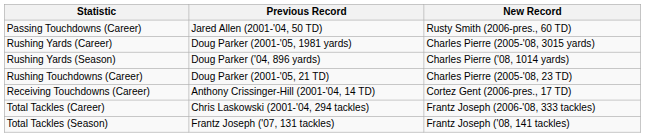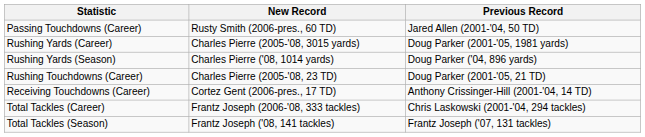columns swapped: (306, 12) <-> (532, 12)
